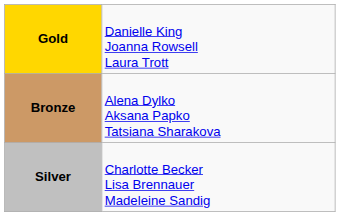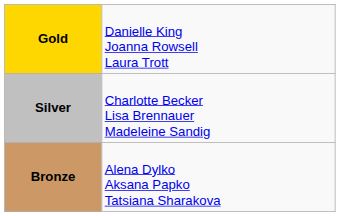rows swapped: (53, 176) <-> (53, 107)
